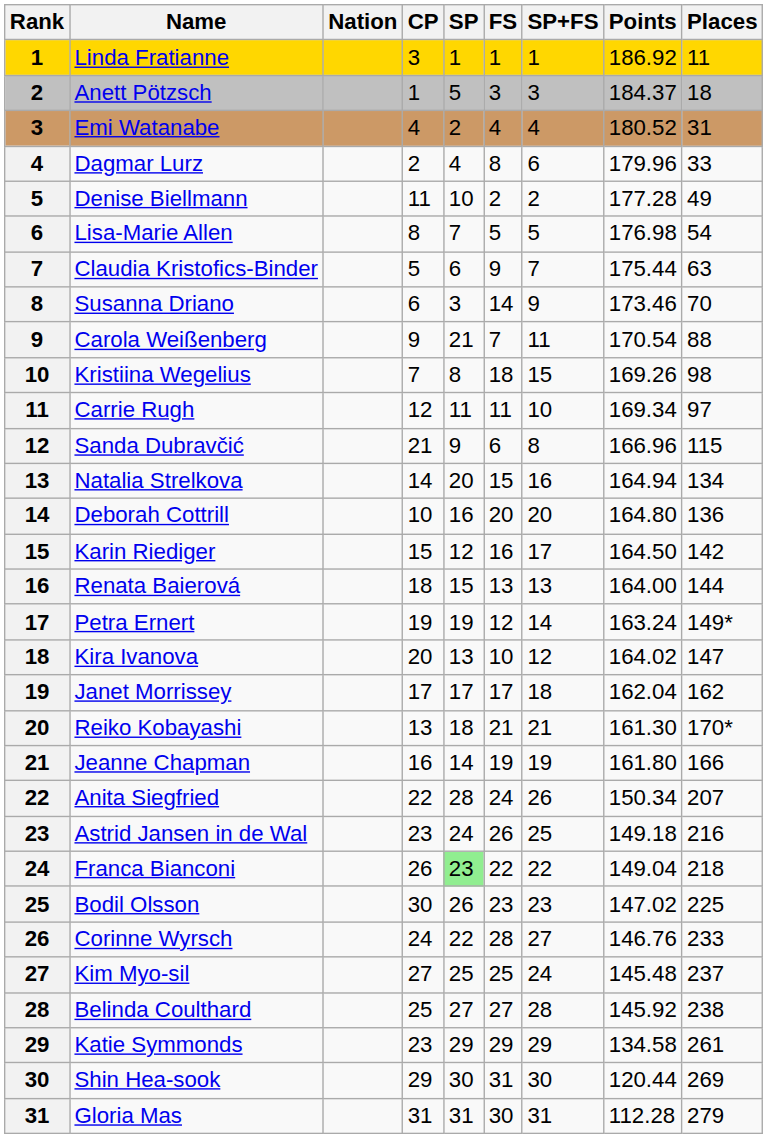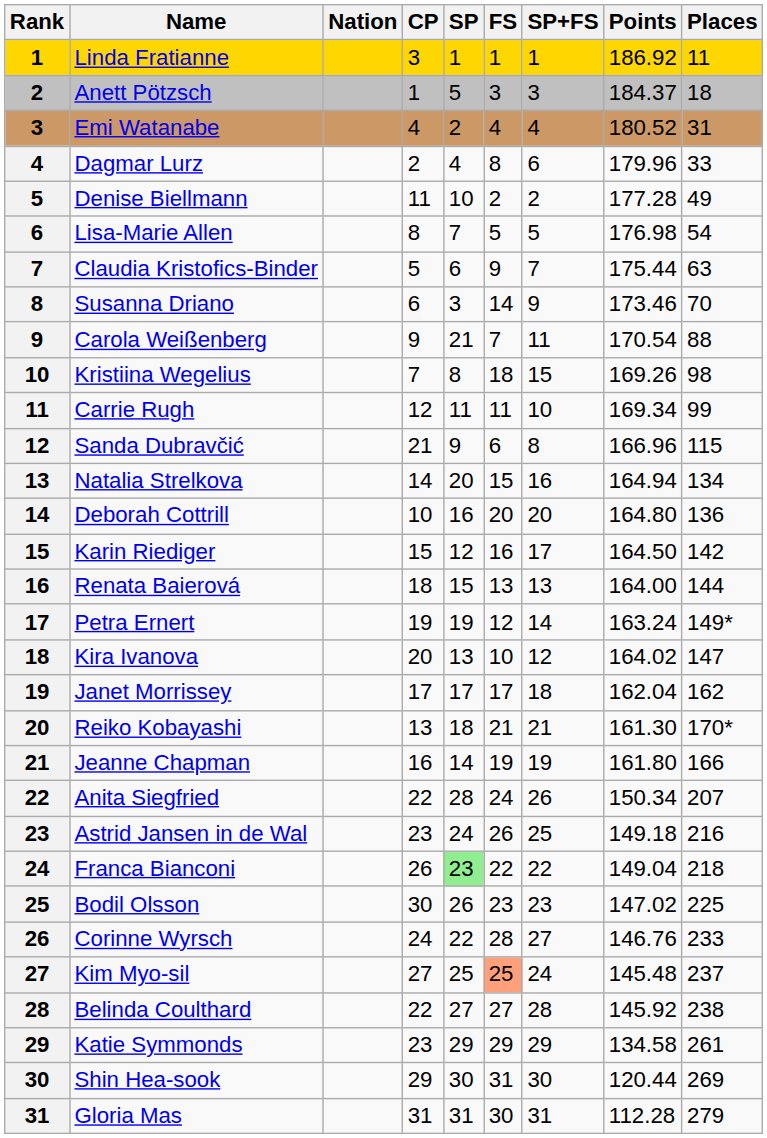(699, 410) 97 -> (699, 410) 99
(501, 974) no background -> (501, 974) lightsalmon background
(420, 1009) 25 -> (420, 1009) 22
